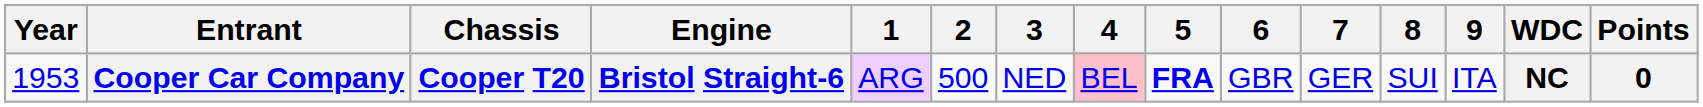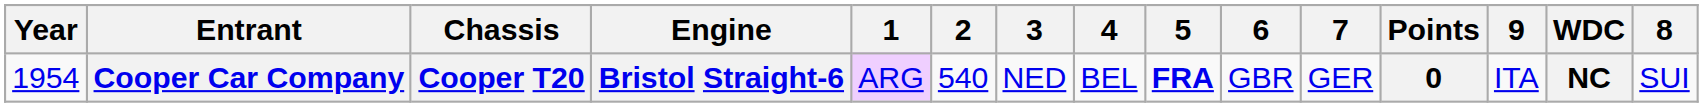columns swapped: (1413, 29) <-> (1643, 29)
(46, 77) 1953 -> (46, 77) 1954
(963, 77) 500 -> (963, 77) 540
(1109, 77) pink background -> (1109, 77) no background
